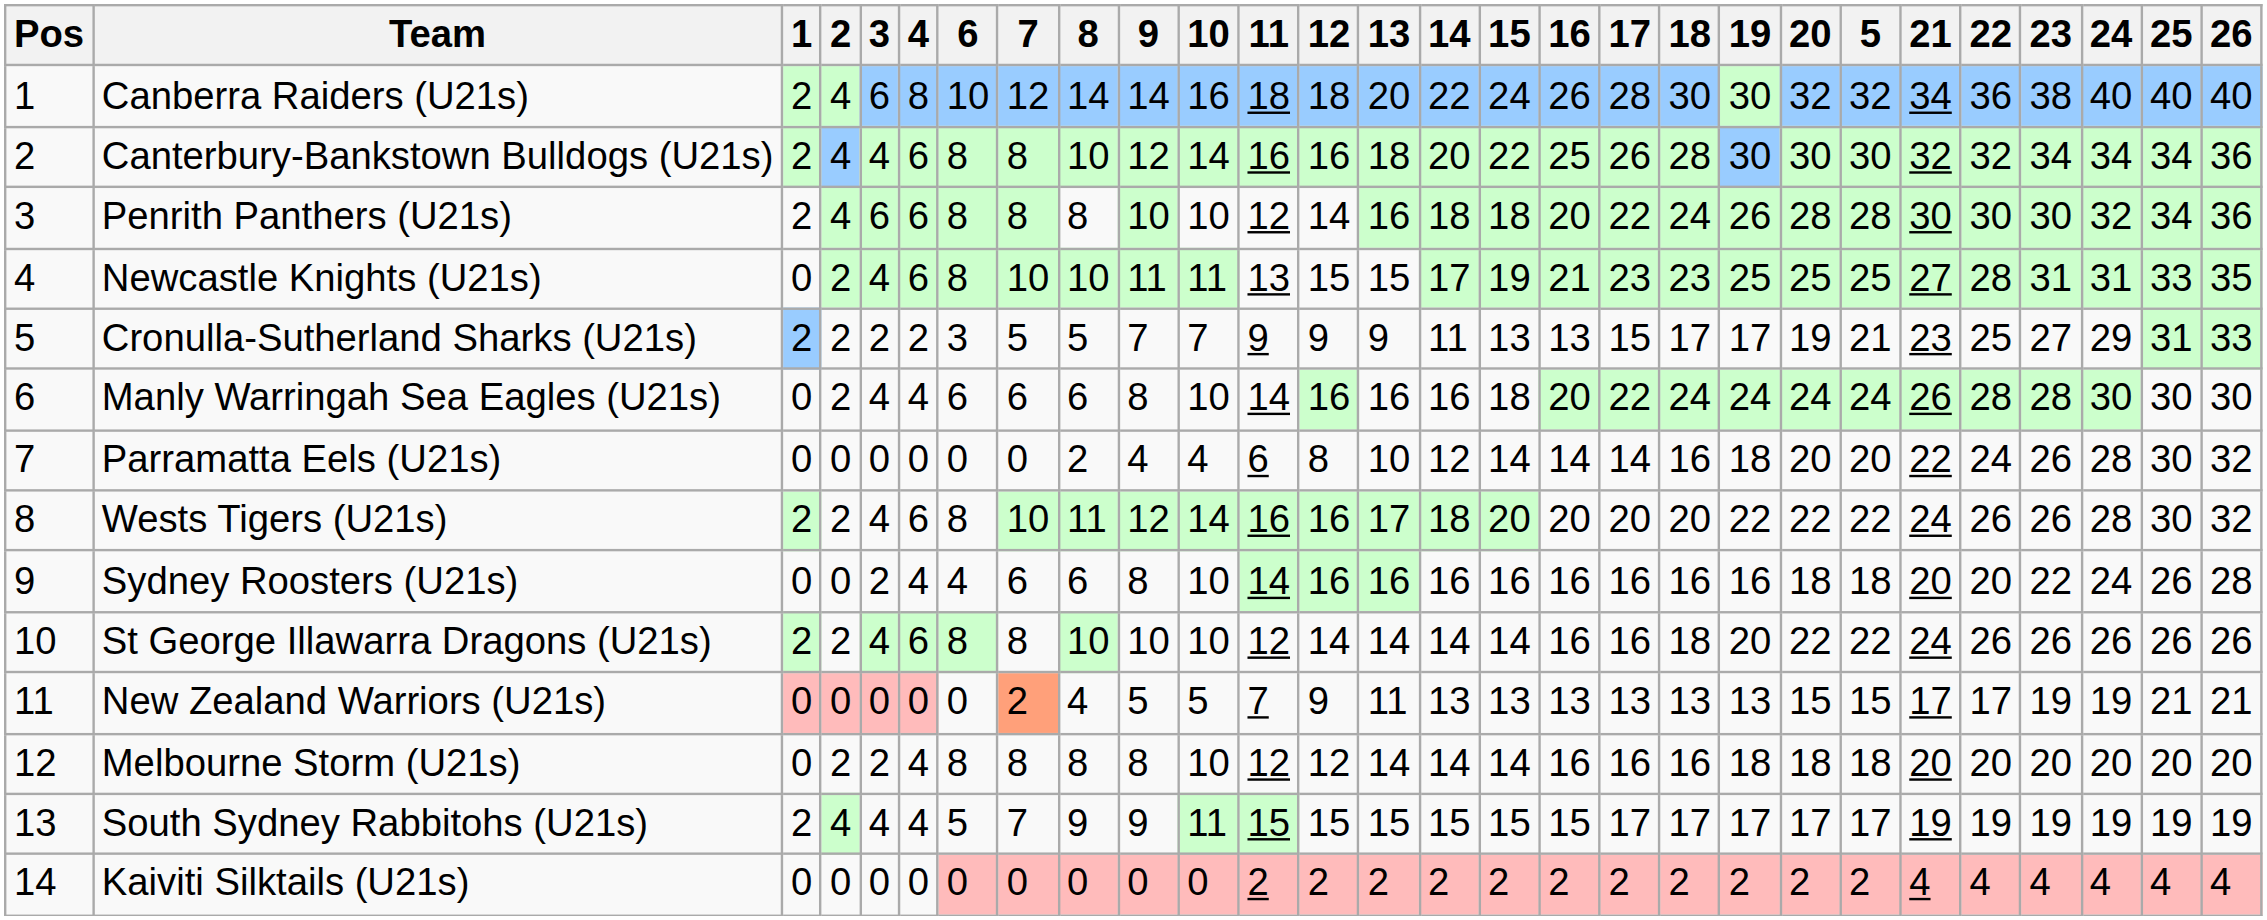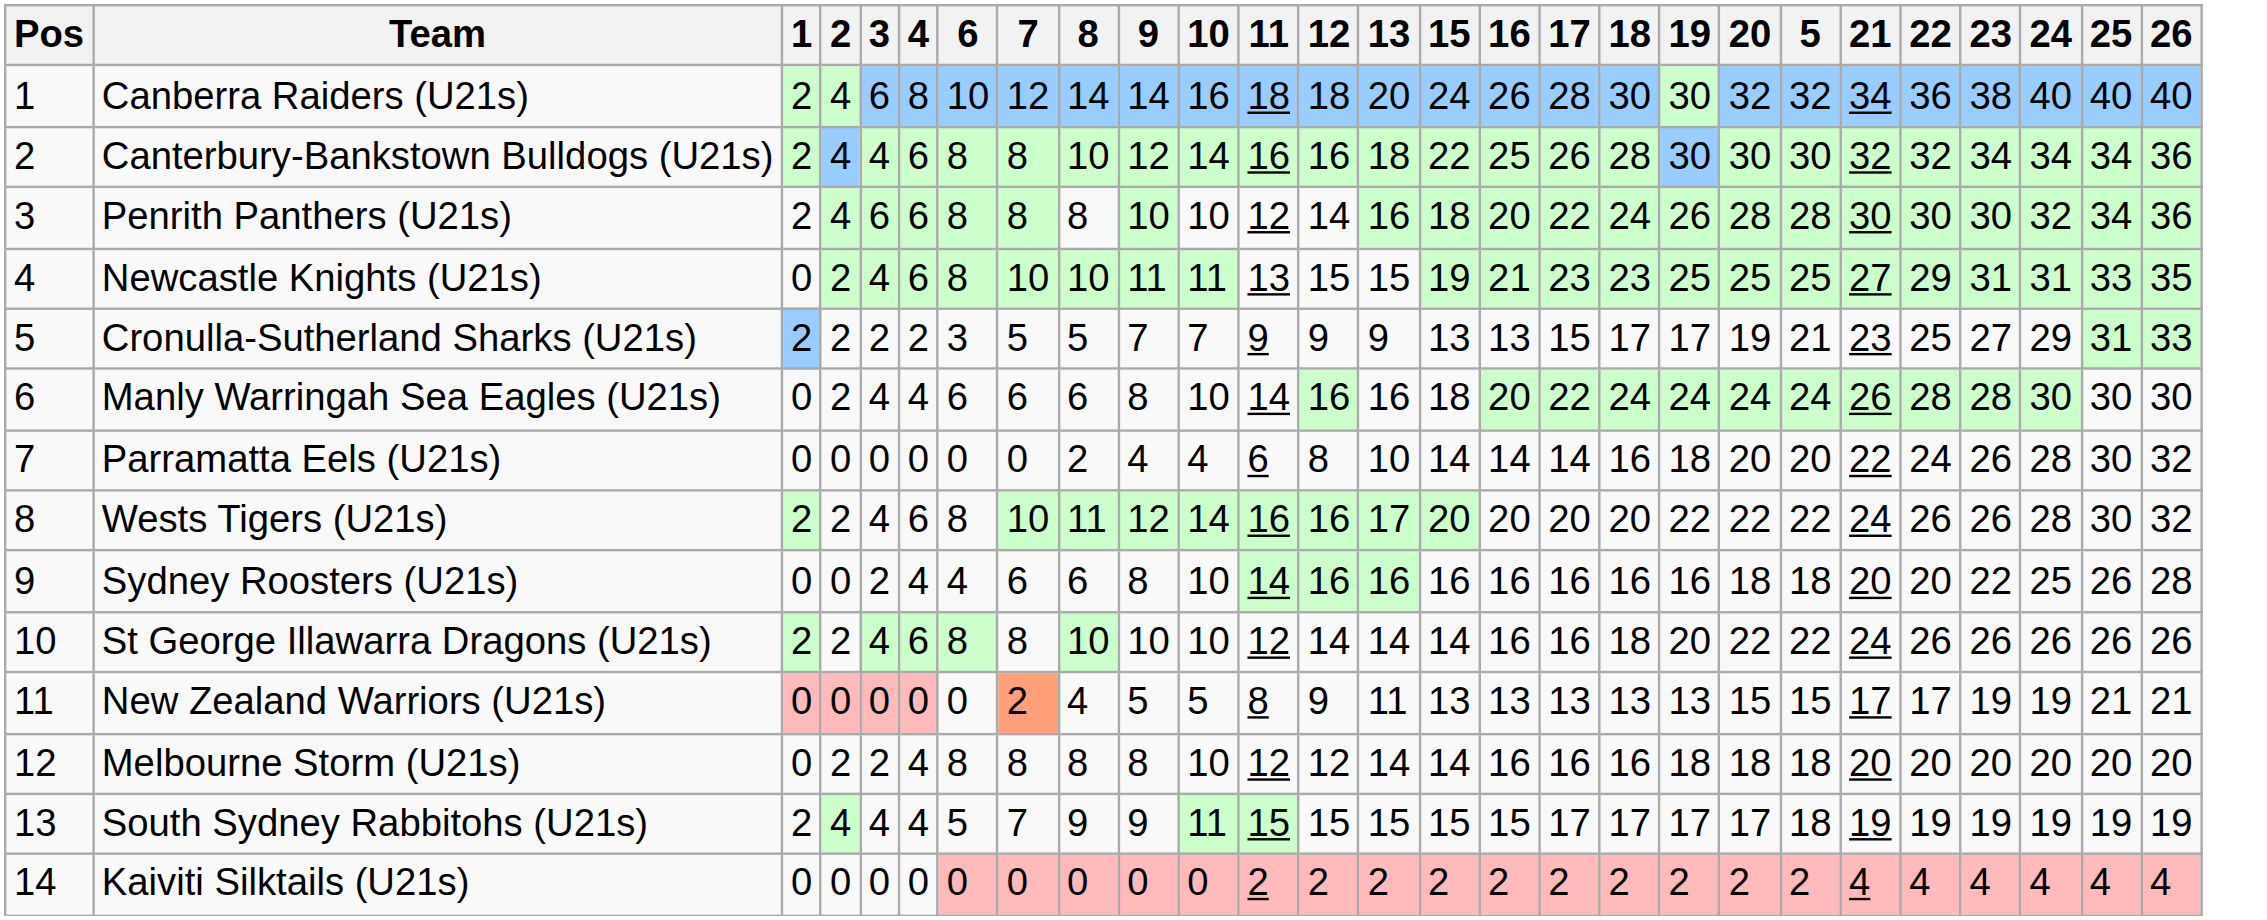- column: (1449, 34)
(1991, 277) 28 -> (1931, 277) 29
(2111, 580) 24 -> (2051, 580) 25
(1258, 701) 7 -> (1258, 701) 8
(1870, 823) 17 -> (1810, 823) 18
